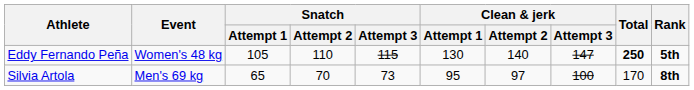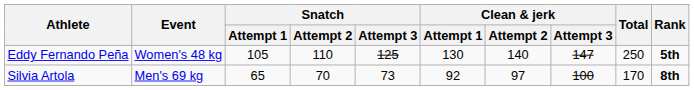(388, 55) 115 -> (388, 55) 125
(633, 55) bold -> (633, 55) normal
(453, 76) 95 -> (453, 76) 92
